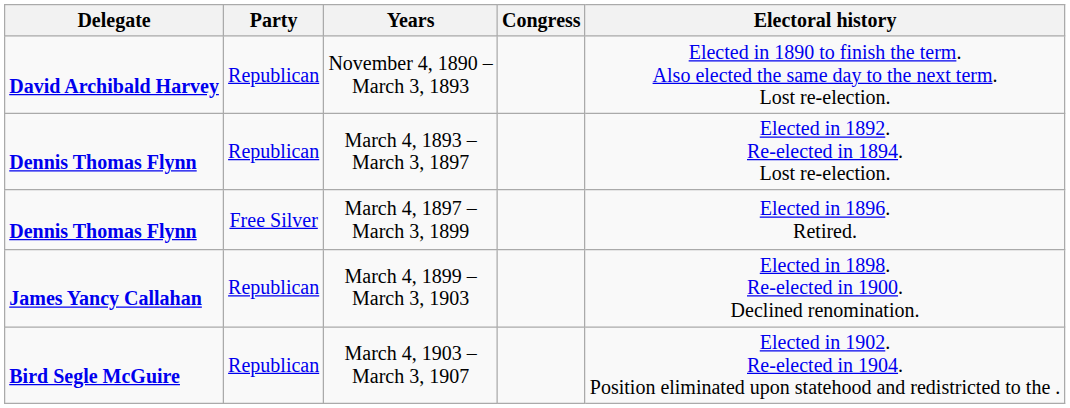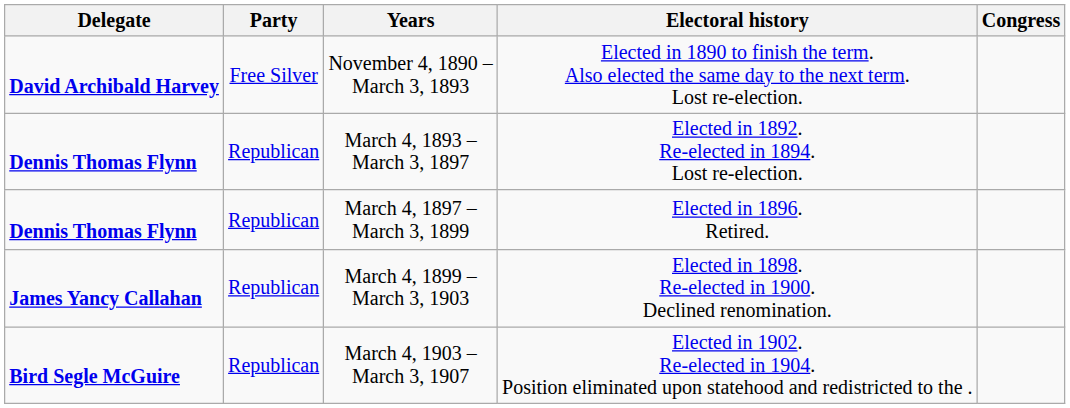columns swapped: (541, 20) <-> (825, 20)
(274, 74) Republican -> (274, 74) Free Silver
(274, 219) Free Silver -> (274, 219) Republican
